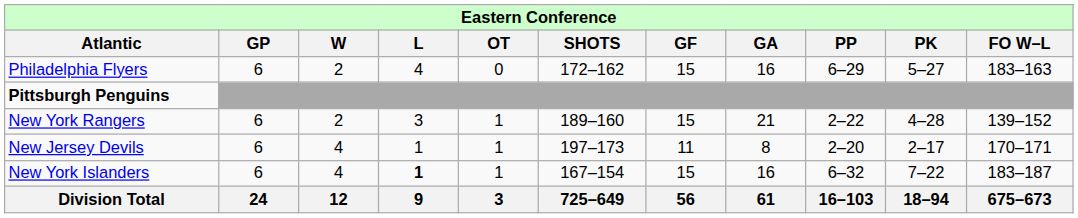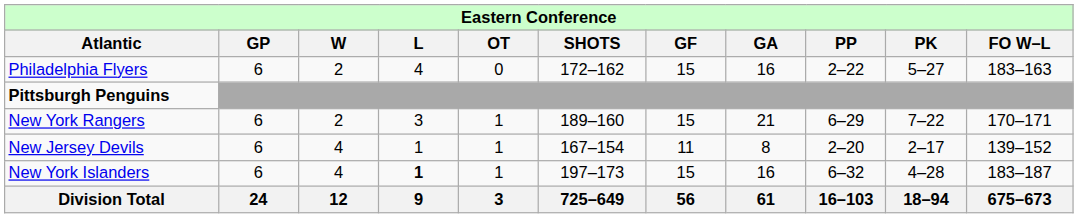(846, 69) 6–29 -> (846, 69) 2–22
(846, 121) 2–22 -> (846, 121) 6–29
(926, 121) 4–28 -> (926, 121) 7–22
(1020, 121) 139–152 -> (1020, 121) 170–171
(592, 147) 197–173 -> (592, 147) 167–154
(1020, 147) 170–171 -> (1020, 147) 139–152
(592, 173) 167–154 -> (592, 173) 197–173
(926, 173) 7–22 -> (926, 173) 4–28
